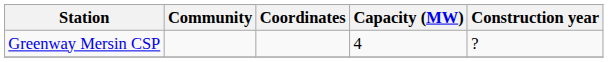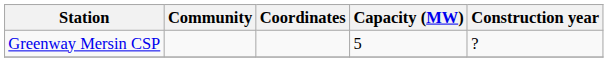(357, 43) 4 -> (357, 43) 5
